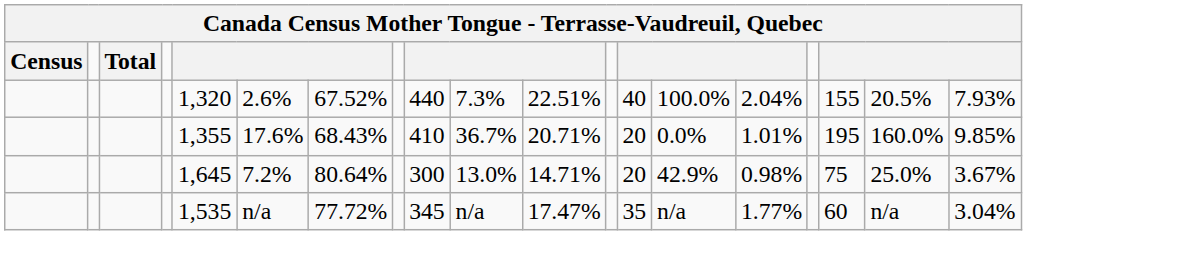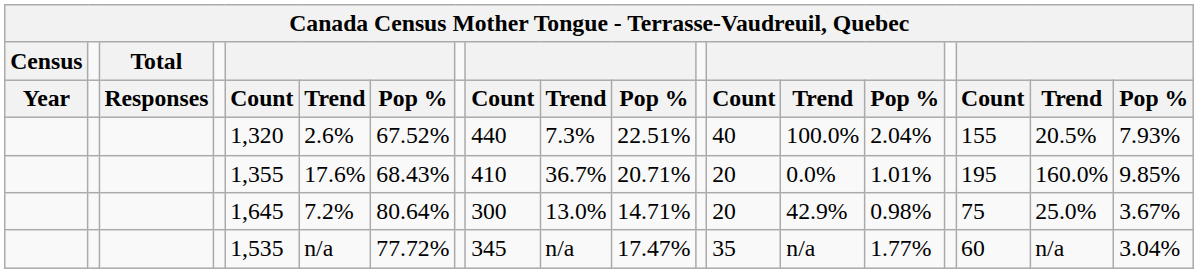+ row: (46, 98)
